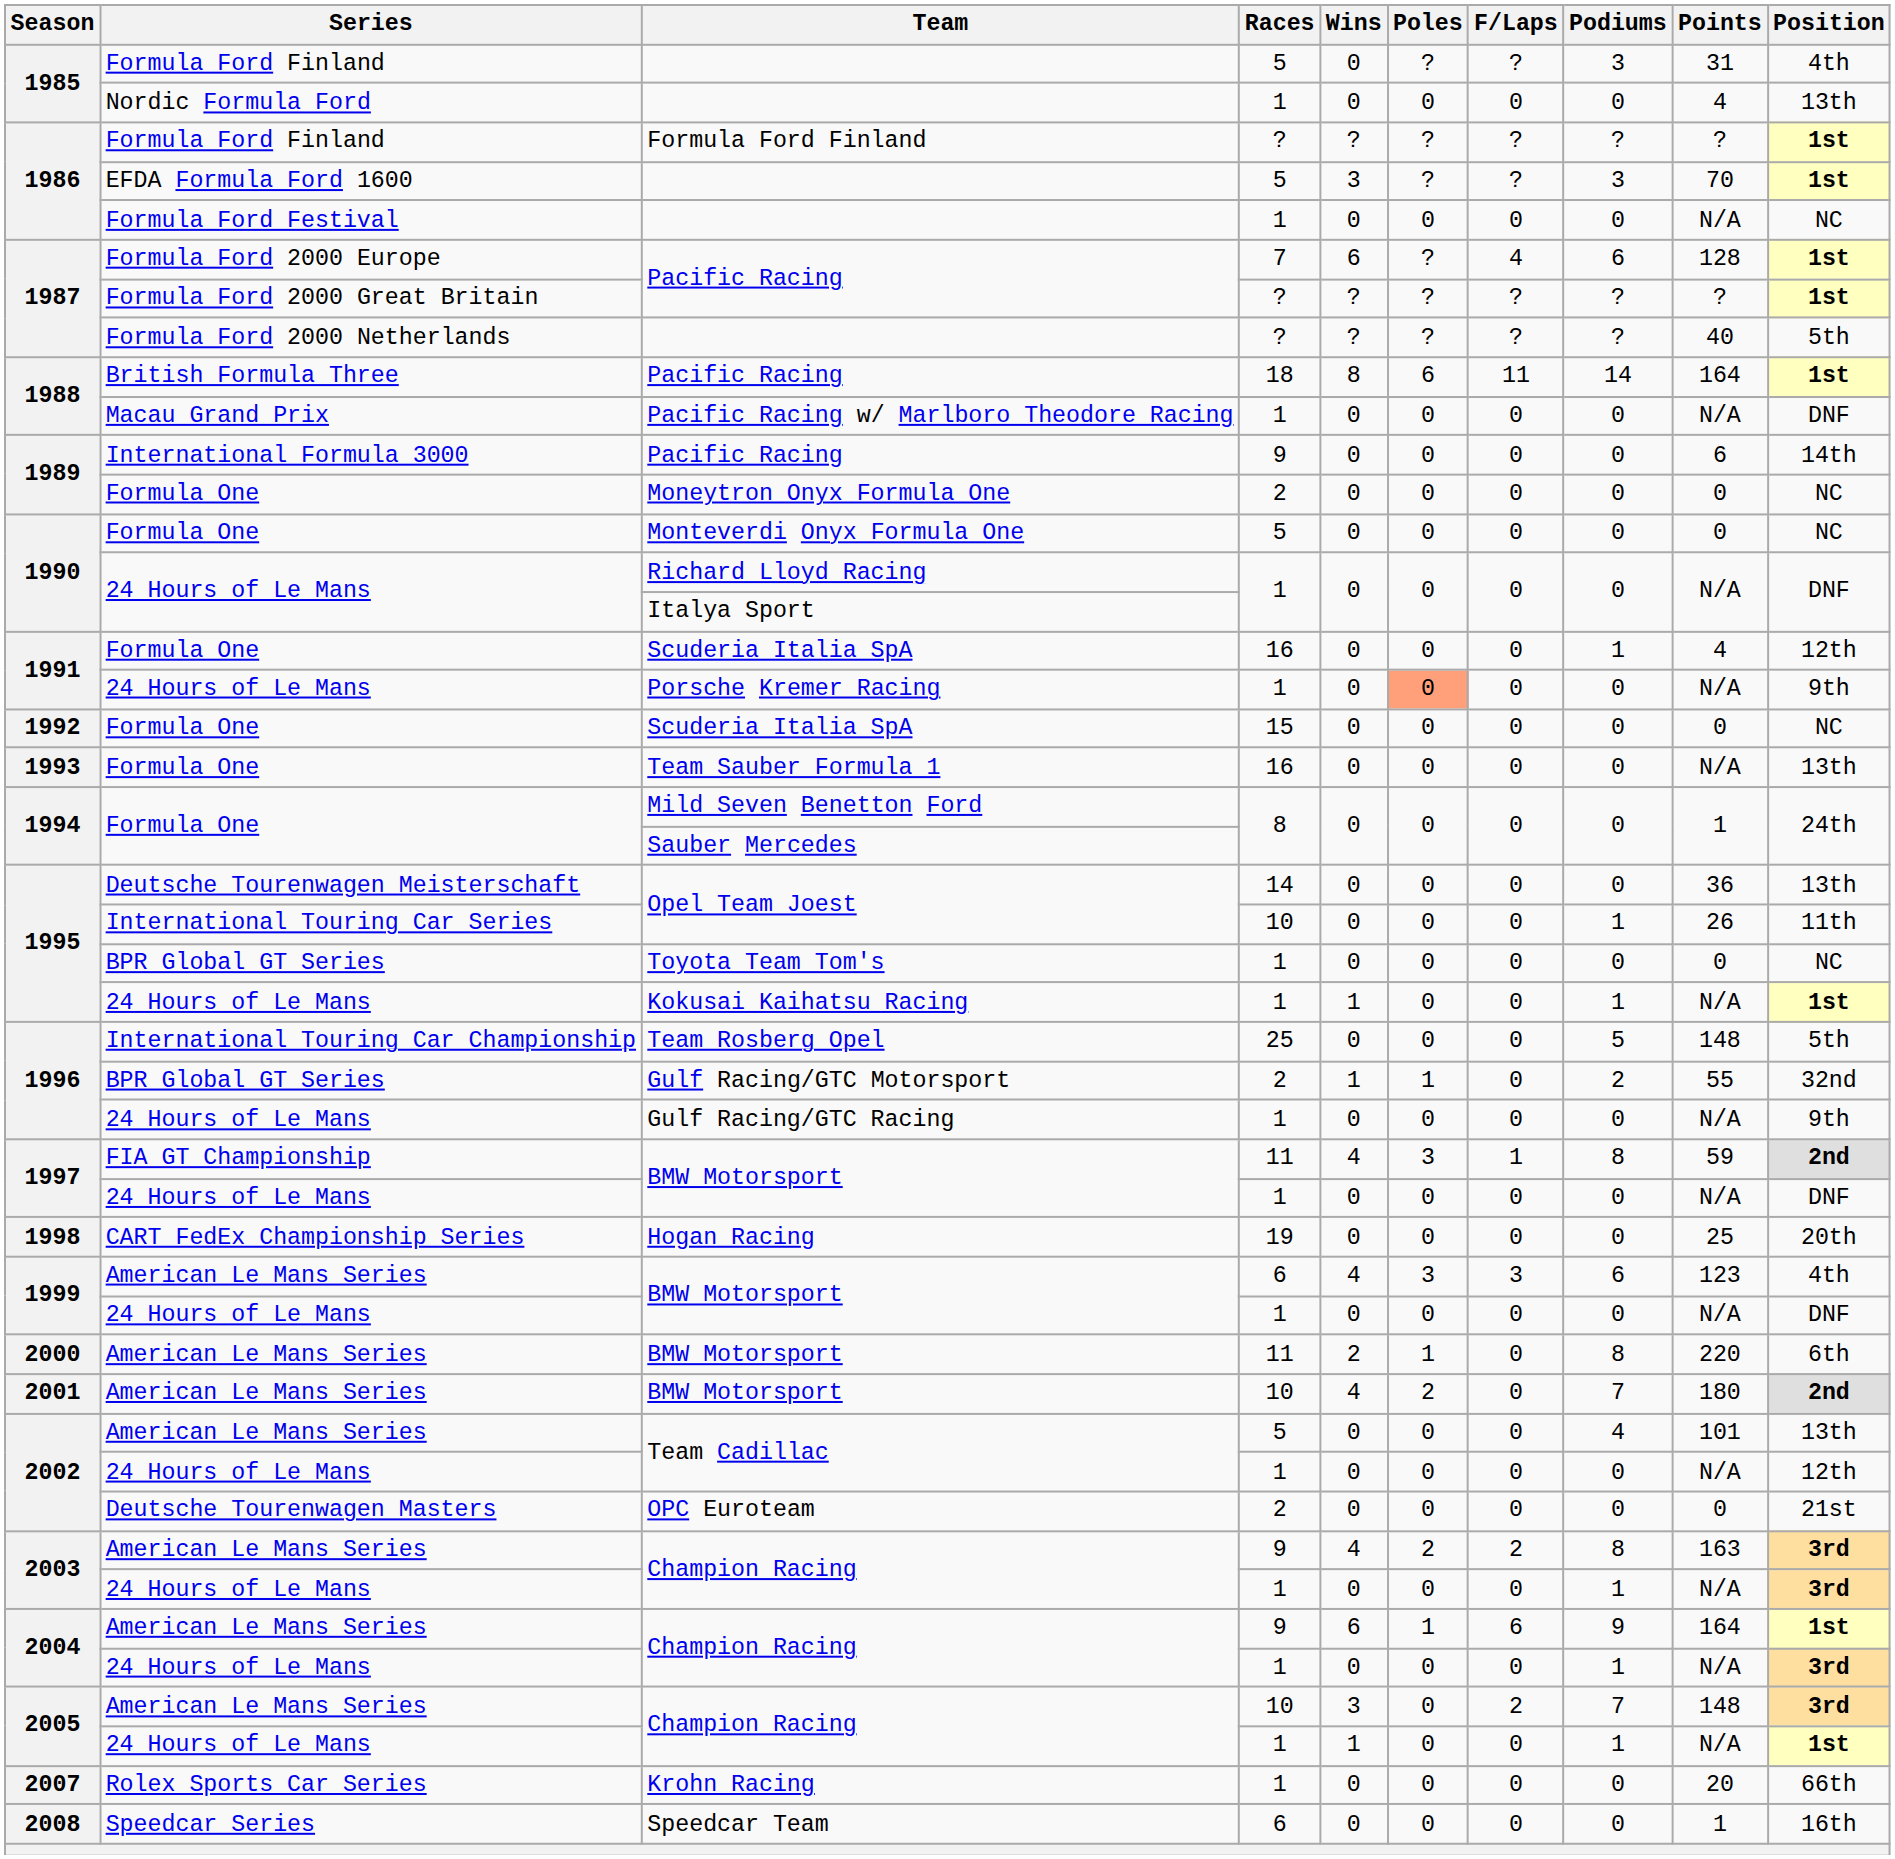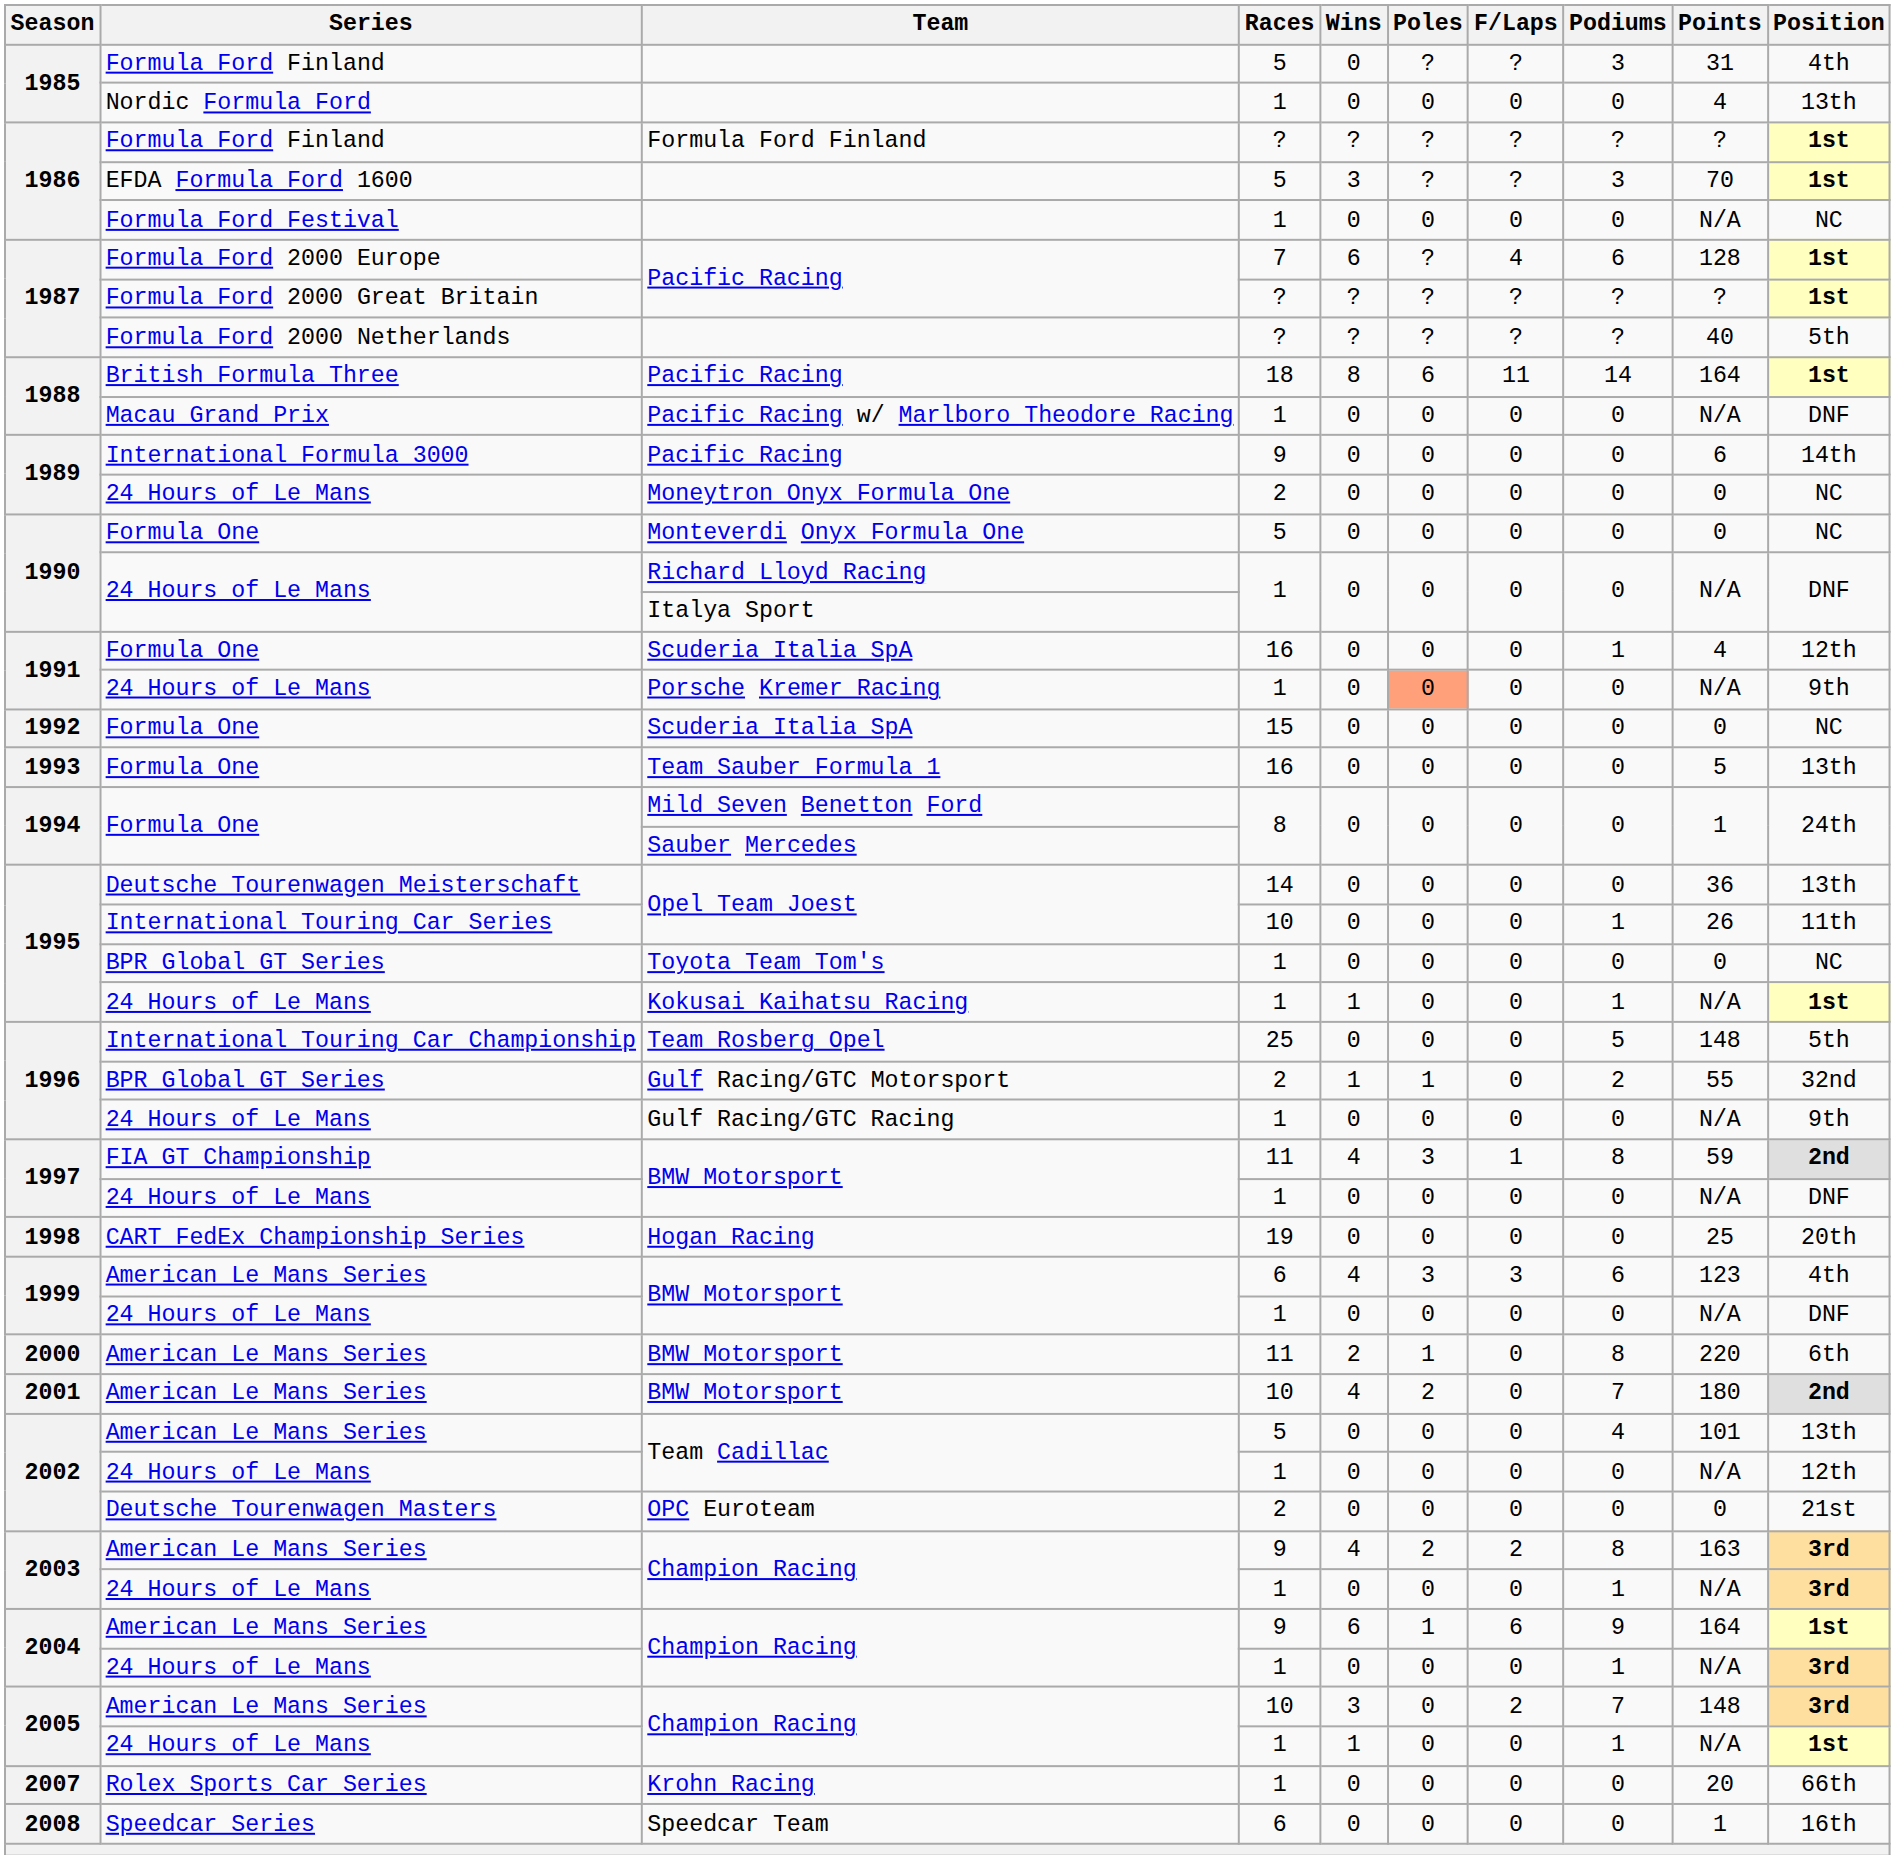(182, 494) Formula One -> (238, 494) 24 Hours of Le Mans
(1720, 767) N/A -> (1720, 767) 5
